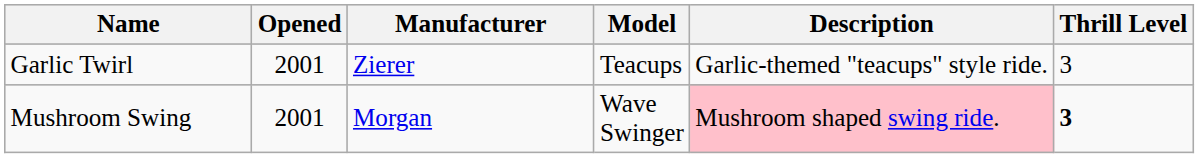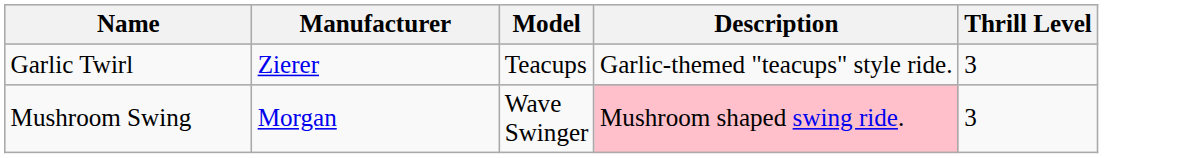- column: (300, 24)
(1066, 118) bold -> (970, 118) normal
